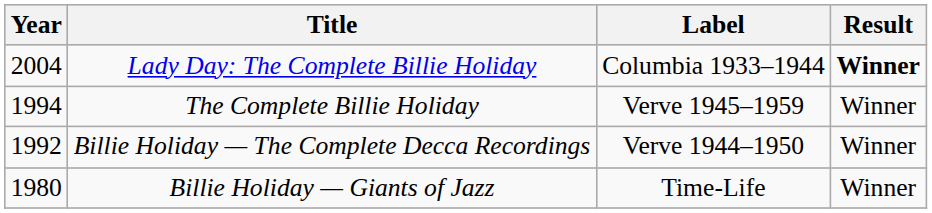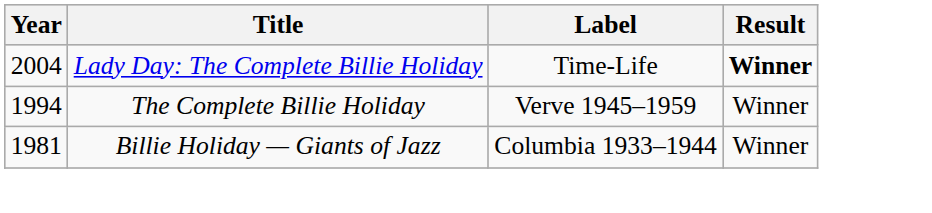(713, 65) Columbia 1933–1944 -> (606, 65) Time-Life
- row: (332, 146)
(36, 187) 1980 -> (36, 146) 1981
(713, 187) Time-Life -> (606, 146) Columbia 1933–1944
